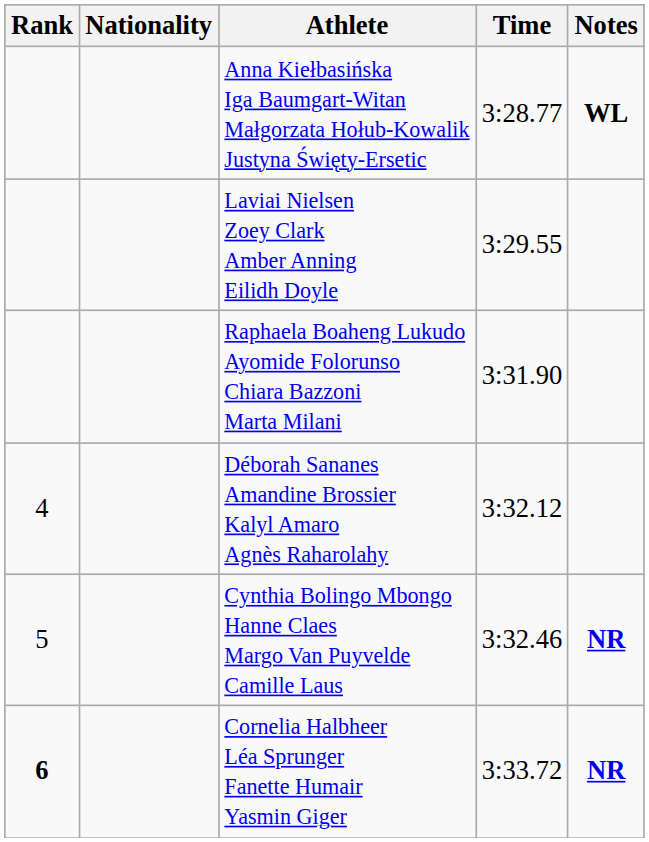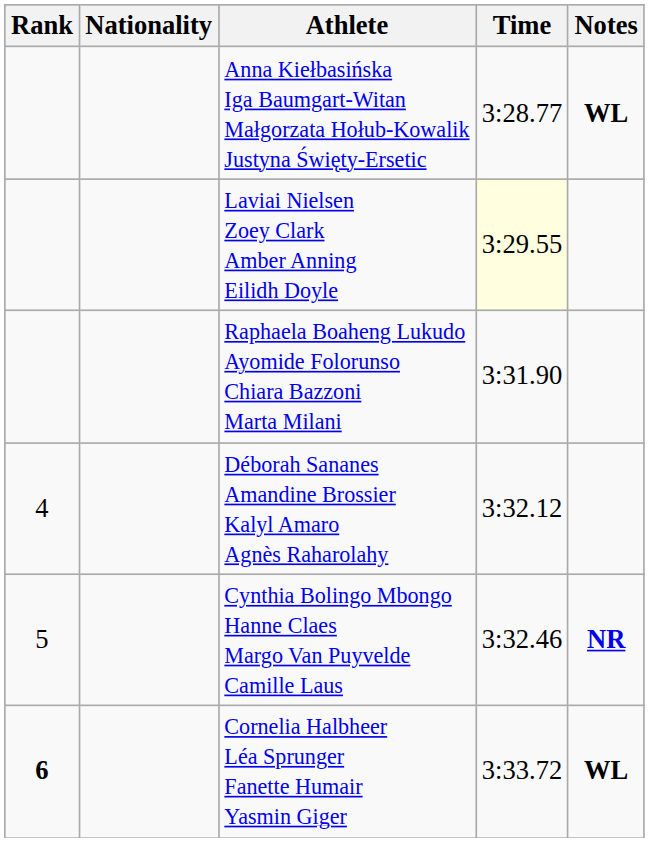(522, 244) no background -> (522, 244) lightyellow background
(606, 771) NR -> (606, 771) WL
